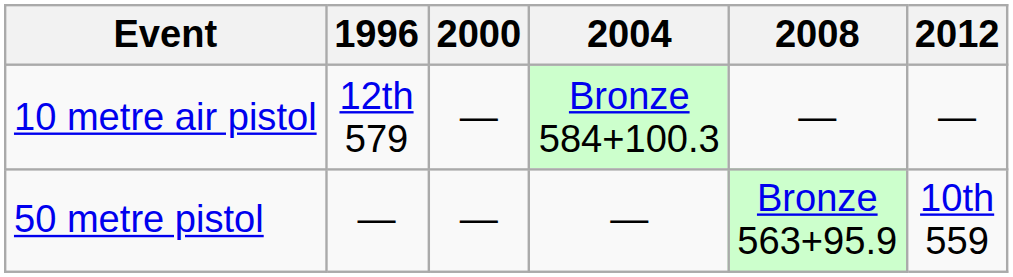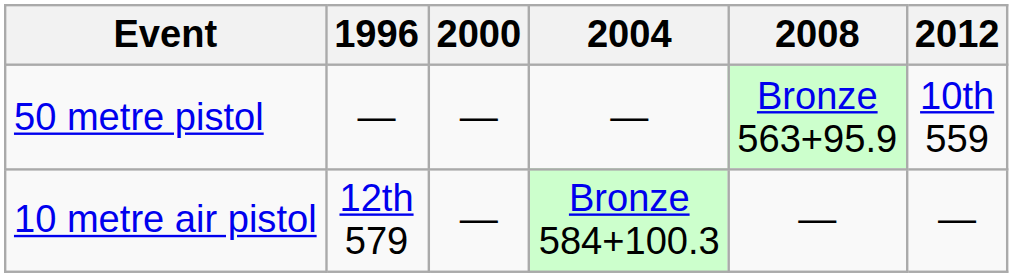rows swapped: (139, 219) <-> (165, 116)
